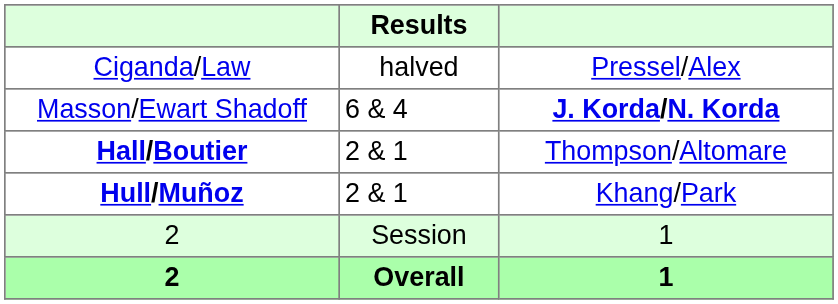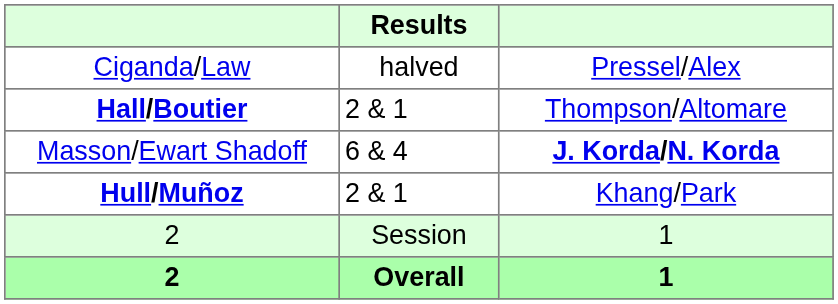rows swapped: (172, 151) <-> (172, 109)
